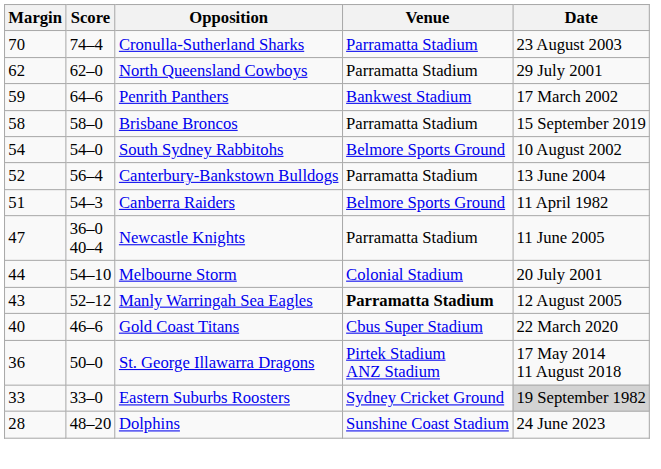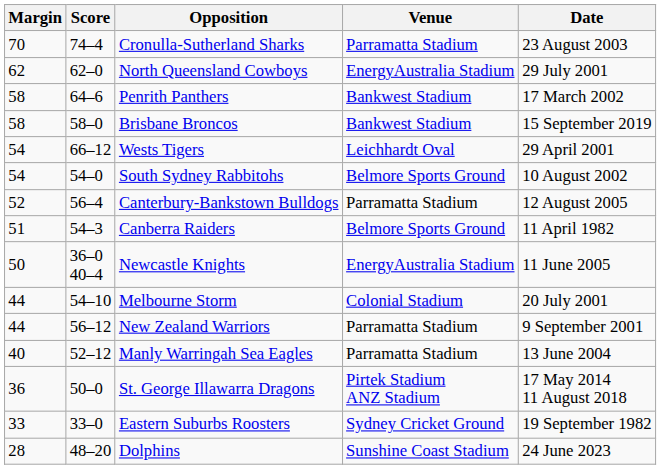(412, 70) Parramatta Stadium -> (430, 70) EnergyAustralia Stadium
(17, 96) 59 -> (17, 96) 58
(412, 123) Parramatta Stadium -> (409, 123) Bankwest Stadium
+ row: (161, 149)
(561, 176) 13 June 2004 -> (575, 202) 12 August 2005
(17, 238) 47 -> (17, 264) 50
(412, 238) Parramatta Stadium -> (430, 264) EnergyAustralia Stadium
+ row: (194, 326)
(17, 300) 43 -> (17, 353) 40
(420, 300) bold -> (412, 353) normal
(569, 300) 12 August 2005 -> (567, 353) 13 June 2004
- row: (179, 326)
(581, 398) lightgrey background -> (587, 424) no background
